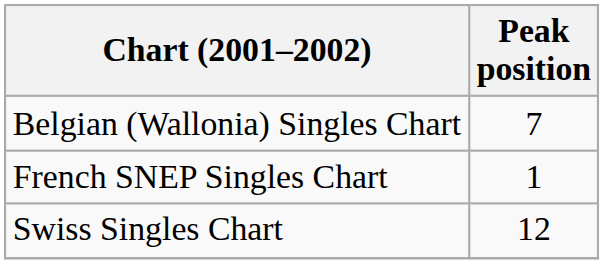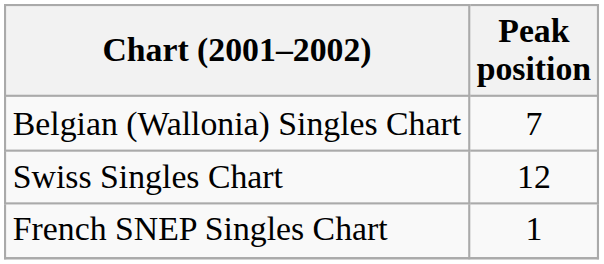rows swapped: (200, 176) <-> (148, 229)
